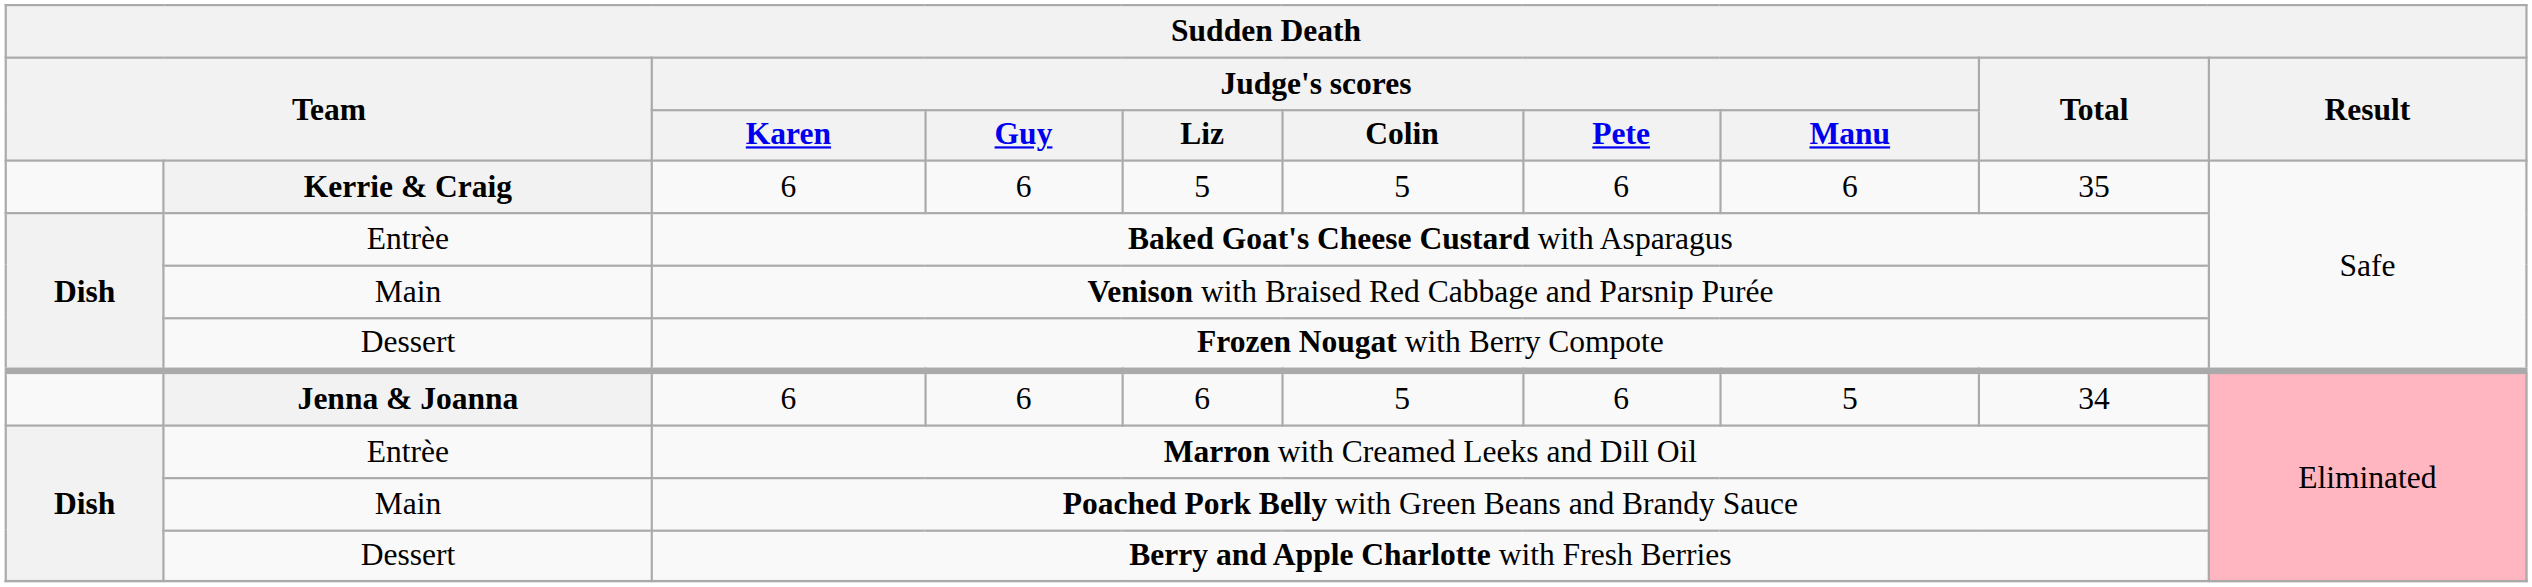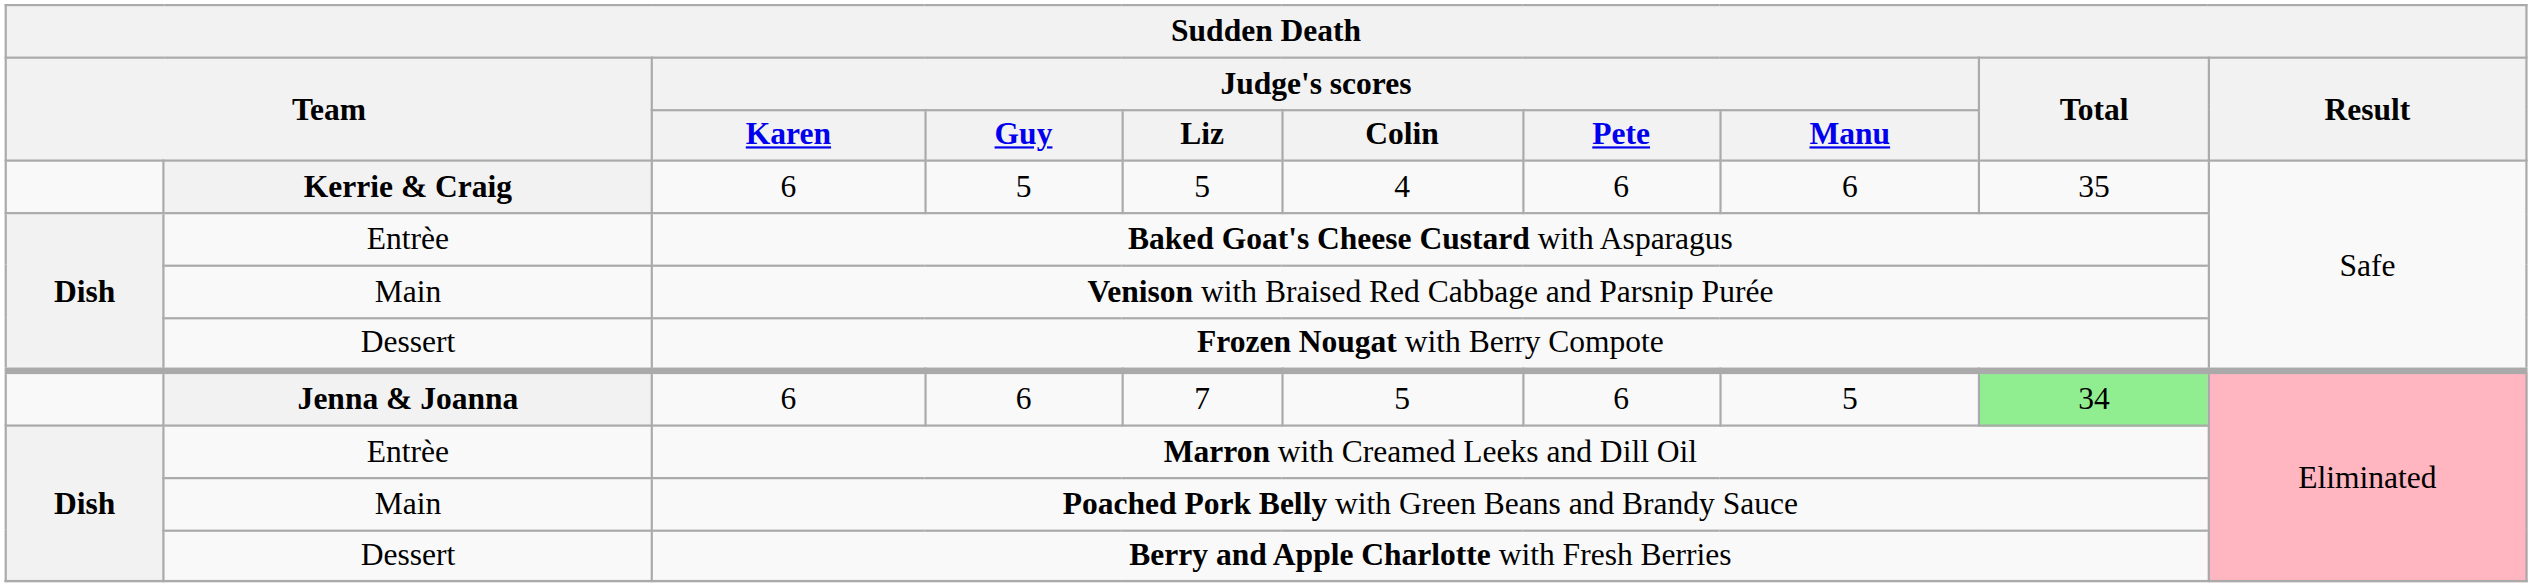(1024, 186) 6 -> (1024, 186) 5
(1402, 186) 5 -> (1402, 186) 4
(1202, 399) 6 -> (1202, 399) 7
(2094, 399) no background -> (2094, 399) lightgreen background
